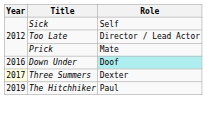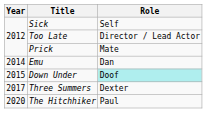+ row: (36, 62)
(16, 62) 2016 -> (16, 75) 2015
(16, 75) lightyellow background -> (16, 88) no background
(16, 88) 2019 -> (16, 101) 2020
